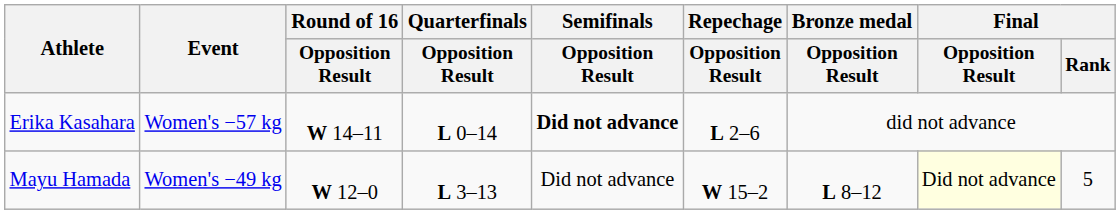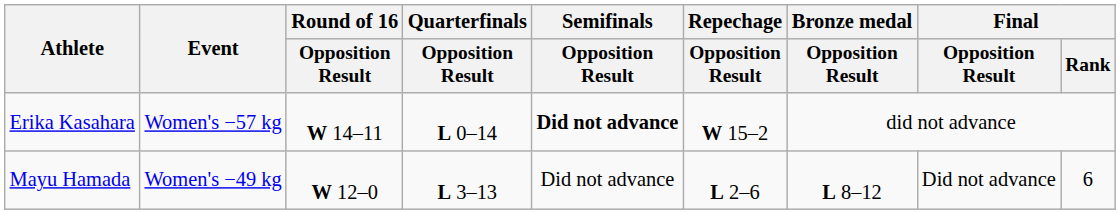(735, 134) L 2–6 -> (735, 134) W 15–2
(735, 192) W 15–2 -> (735, 192) L 2–6
(989, 180) lightyellow background -> (989, 180) no background
(1088, 180) 5 -> (1088, 180) 6
